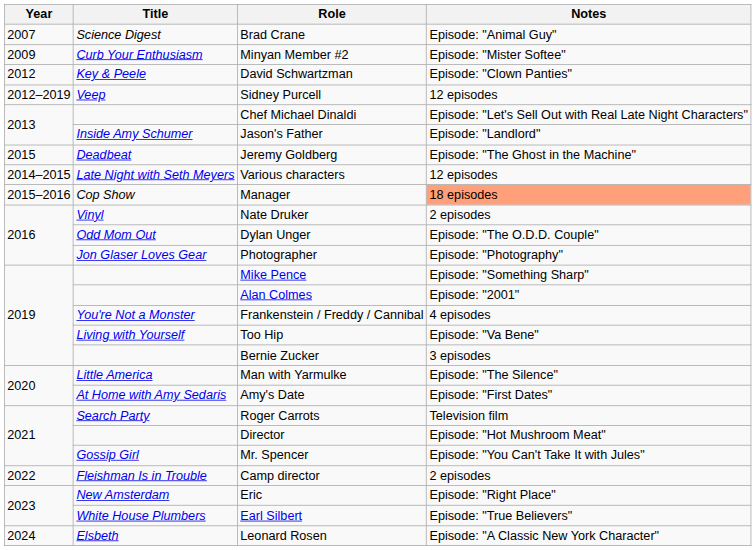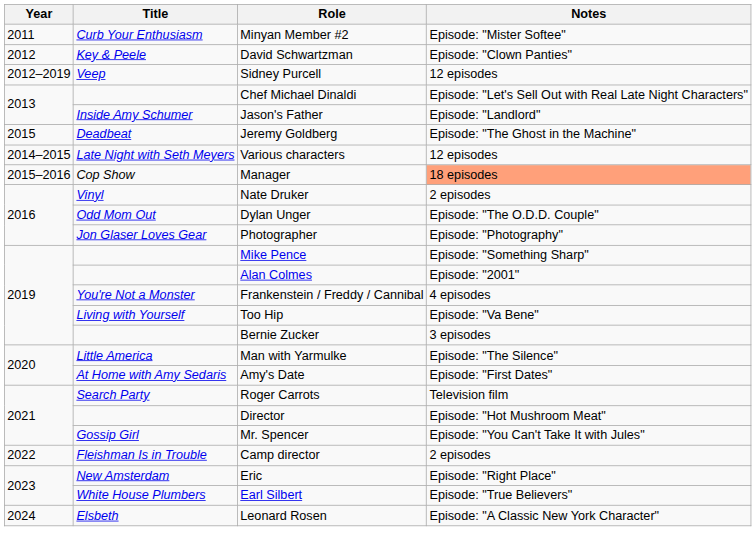- row: (273, 34)
(21, 54) 2009 -> (21, 34) 2011
